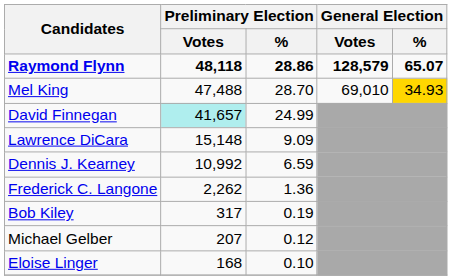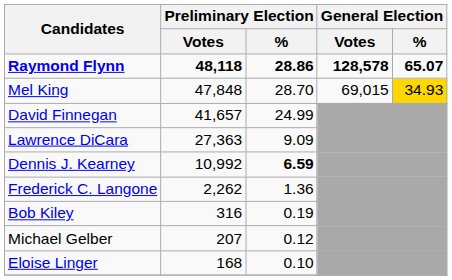(361, 66) 128,579 -> (361, 66) 128,578
(218, 90) 47,488 -> (218, 90) 47,848
(365, 90) 69,010 -> (365, 90) 69,015
(218, 115) paleturquoise background -> (218, 115) no background
(218, 139) 15,148 -> (218, 139) 27,363
(299, 164) normal -> (299, 164) bold
(229, 213) 317 -> (229, 213) 316
